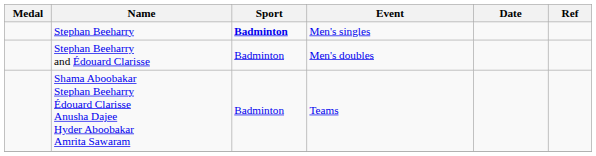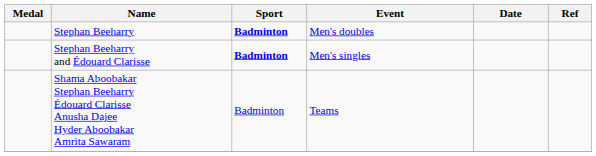(340, 31) Men's singles -> (342, 31) Men's doubles
(259, 55) normal -> (261, 55) bold
(342, 55) Men's doubles -> (340, 55) Men's singles
